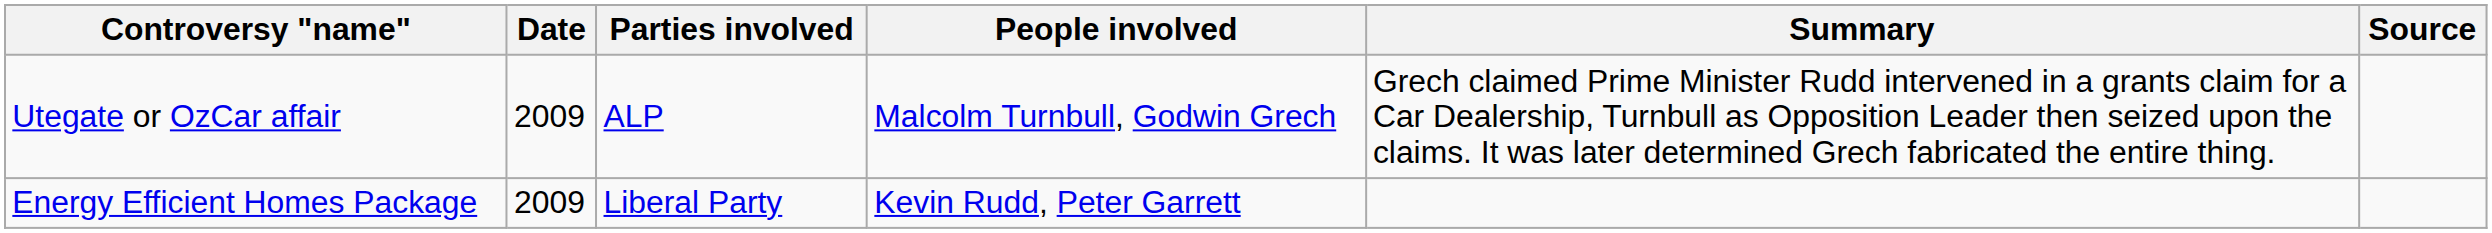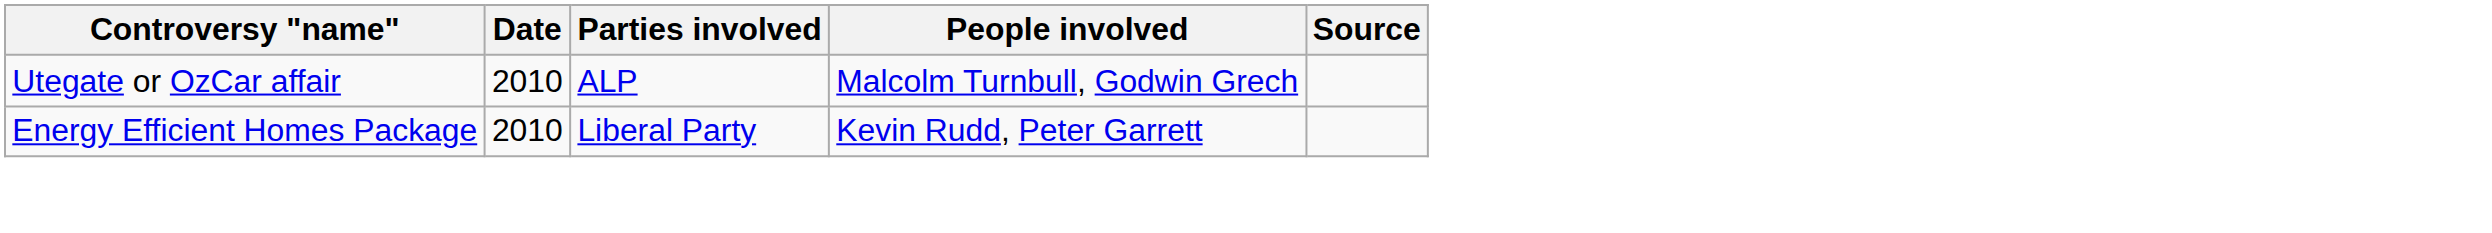- column: (1862, 29)
(549, 116) 2009 -> (527, 80) 2010
(549, 202) 2009 -> (527, 130) 2010
